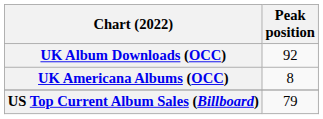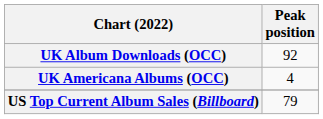(290, 78) 8 -> (290, 78) 4
